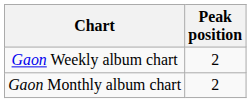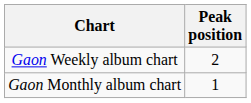(215, 85) 2 -> (215, 85) 1
